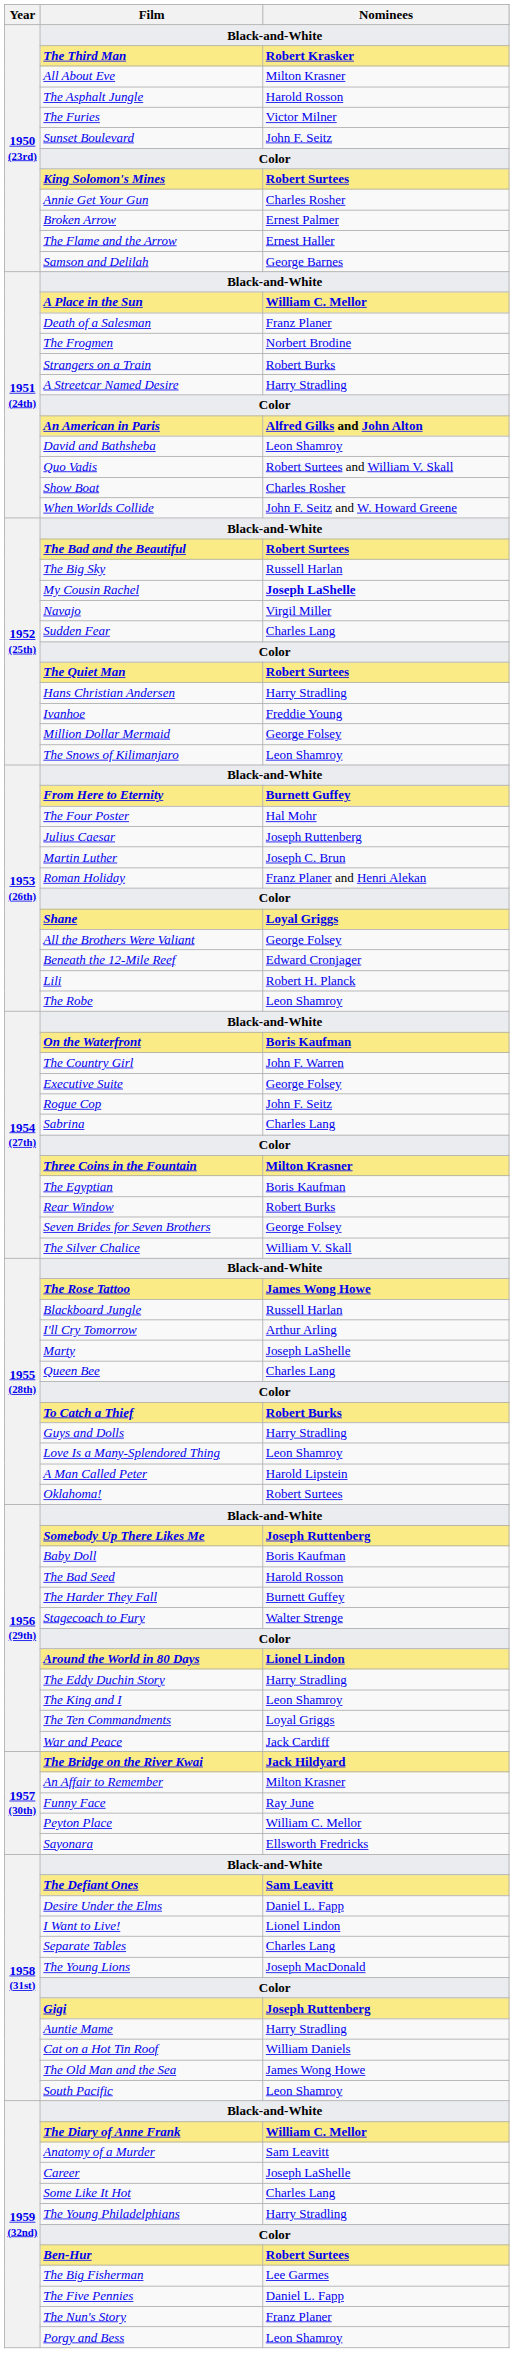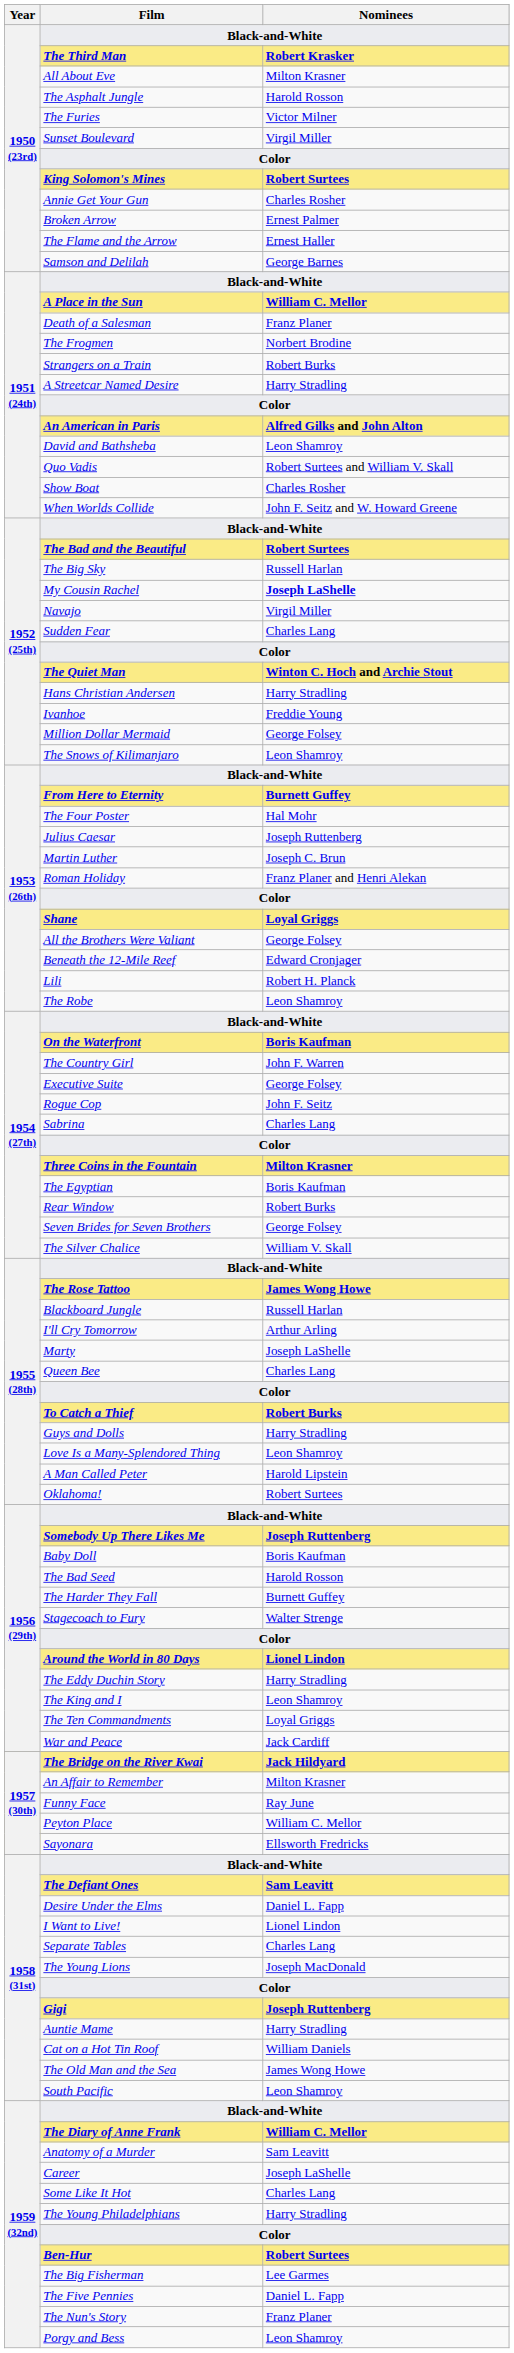(299, 138) John F. Seitz -> (299, 138) Virgil Miller
(307, 672) Robert Surtees -> (359, 672) Winton C. Hoch and Archie Stout
